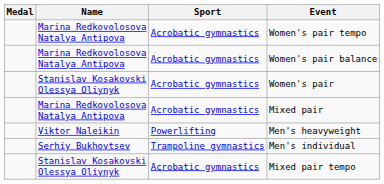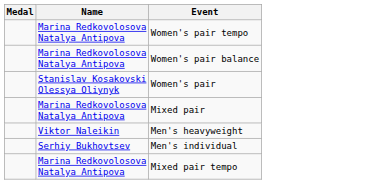- column: (208, 12)
(92, 166) Stanislav Kosakovski Olessya Oliynyk -> (92, 166) Marina Redkovolosova Natalya Antipova
